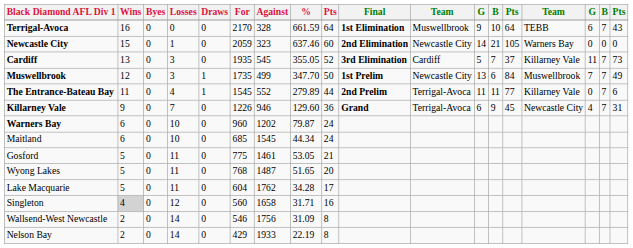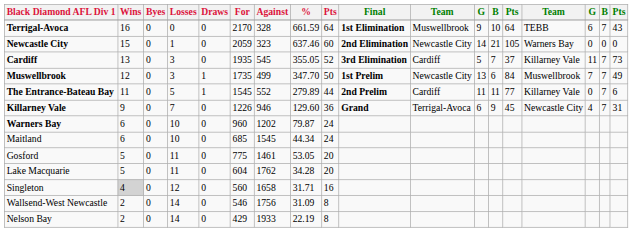(172, 91) 4 -> (172, 91) 5
(442, 91) Terrigal-Avoca -> (426, 91) Cardiff
(329, 155) 21 -> (329, 155) 20
- row: (33, 171)
(329, 187) 17 -> (329, 171) 20
